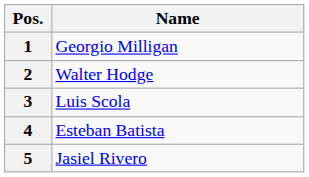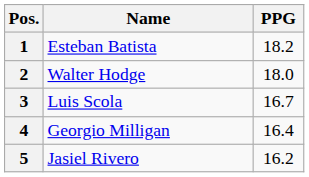+ column: (278, 18)
(117, 46) Georgio Milligan -> (102, 46) Esteban Batista
(110, 130) Esteban Batista -> (109, 130) Georgio Milligan
